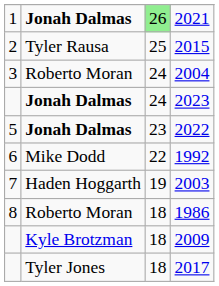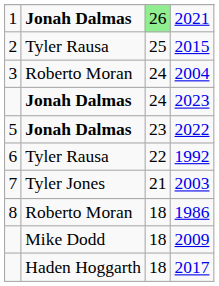(65, 156) Mike Dodd -> (67, 156) Tyler Rausa
(83, 184) Haden Hoggarth -> (65, 184) Tyler Jones
(158, 184) 19 -> (158, 184) 21
(79, 239) Kyle Brotzman -> (65, 239) Mike Dodd
(65, 267) Tyler Jones -> (83, 267) Haden Hoggarth
